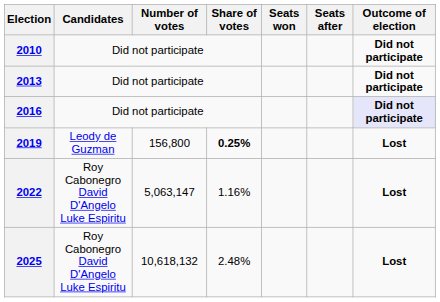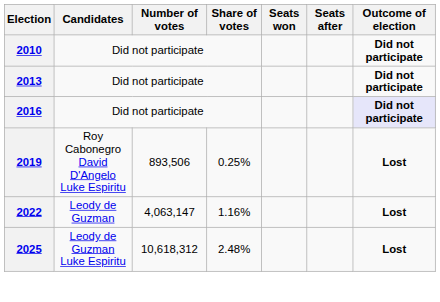(93, 143) Leody de Guzman -> (93, 162) Roy Cabonegro David D'Angelo Luke Espiritu
(169, 143) 156,800 -> (169, 162) 893,506
(234, 143) bold -> (234, 162) normal
(93, 193) Roy Cabonegro David D'Angelo Luke Espiritu -> (93, 212) Leody de Guzman
(169, 193) 5,063,147 -> (169, 212) 4,063,147
(93, 262) Roy Cabonegro David D'Angelo Luke Espiritu -> (93, 249) Leody de Guzman Luke Espiritu
(169, 262) 10,618,132 -> (169, 249) 10,618,312
